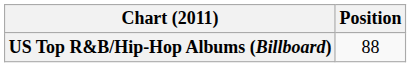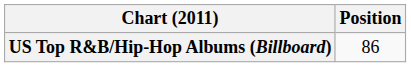(370, 47) 88 -> (370, 47) 86
